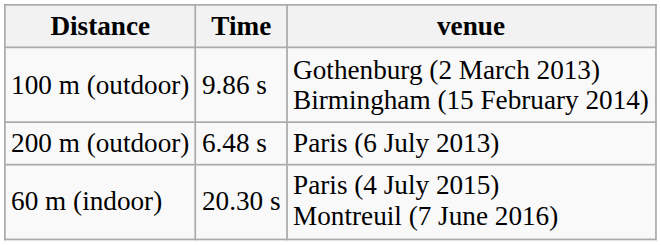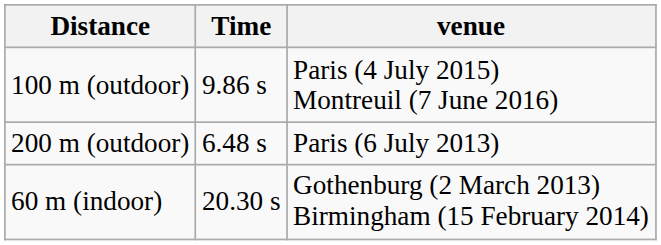(471, 84) Gothenburg (2 March 2013) Birmingham (15 February 2014) -> (426, 84) Paris (4 July 2015) Montreuil (7 June 2016)
(426, 201) Paris (4 July 2015) Montreuil (7 June 2016) -> (471, 201) Gothenburg (2 March 2013) Birmingham (15 February 2014)
